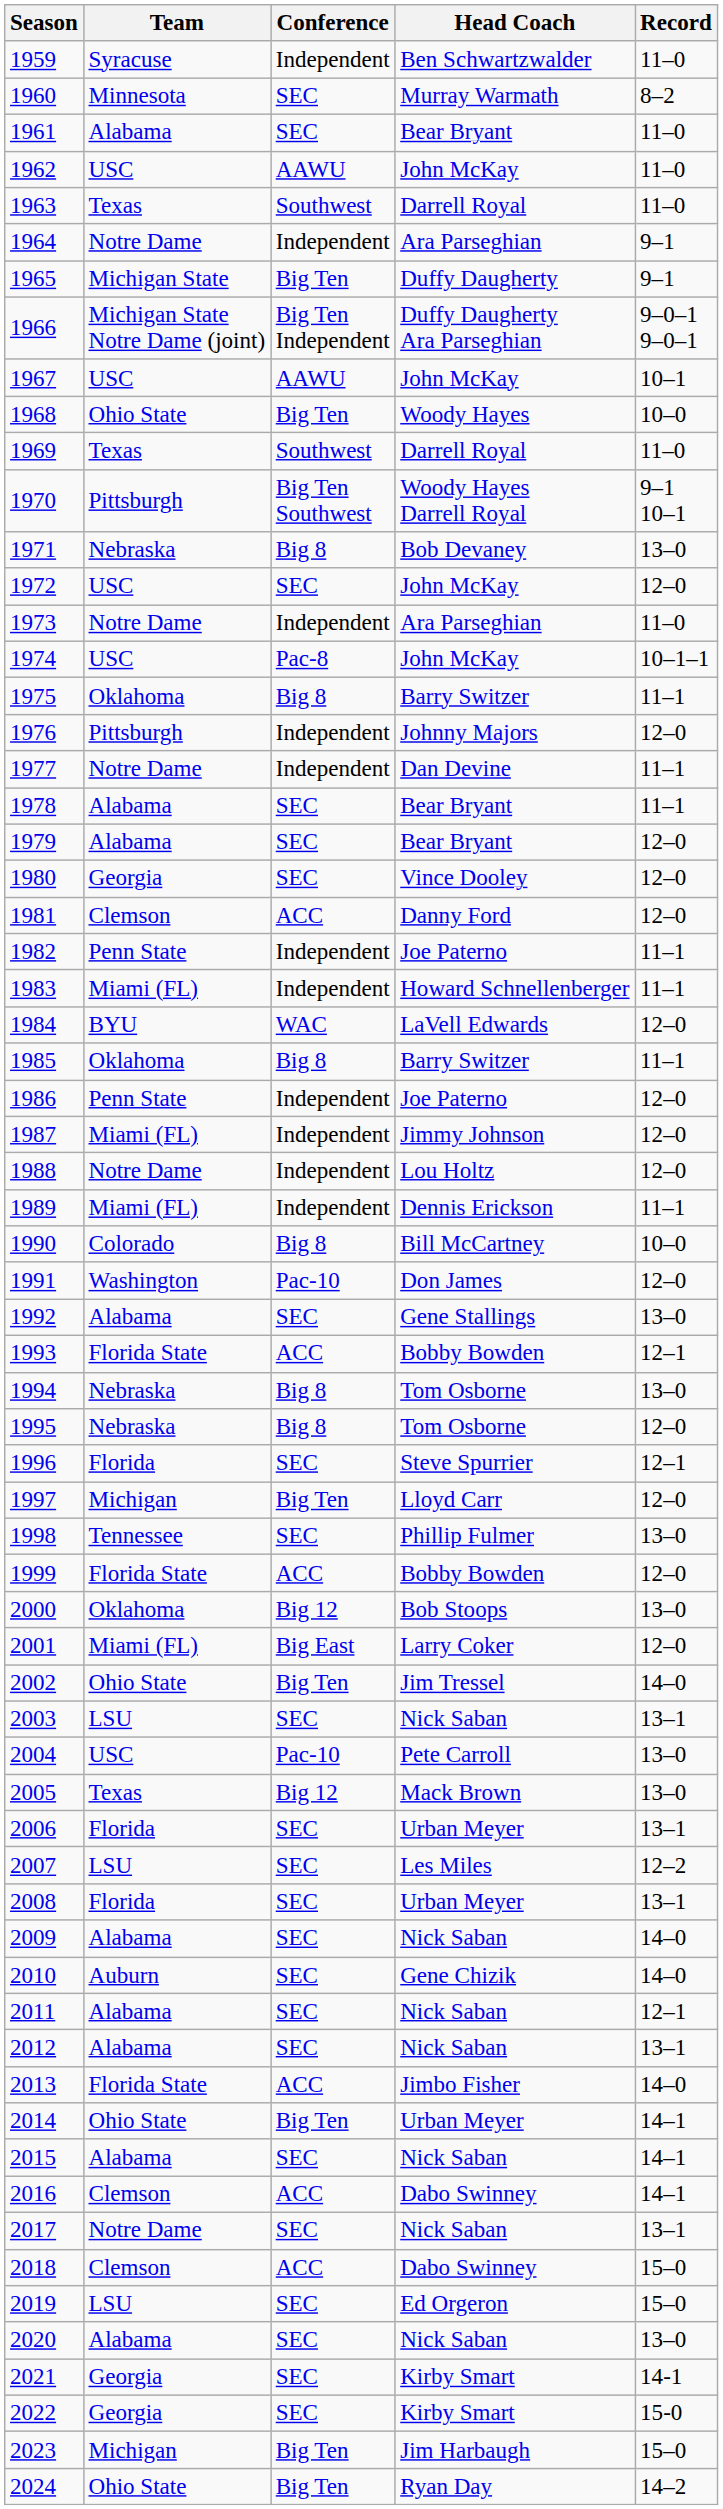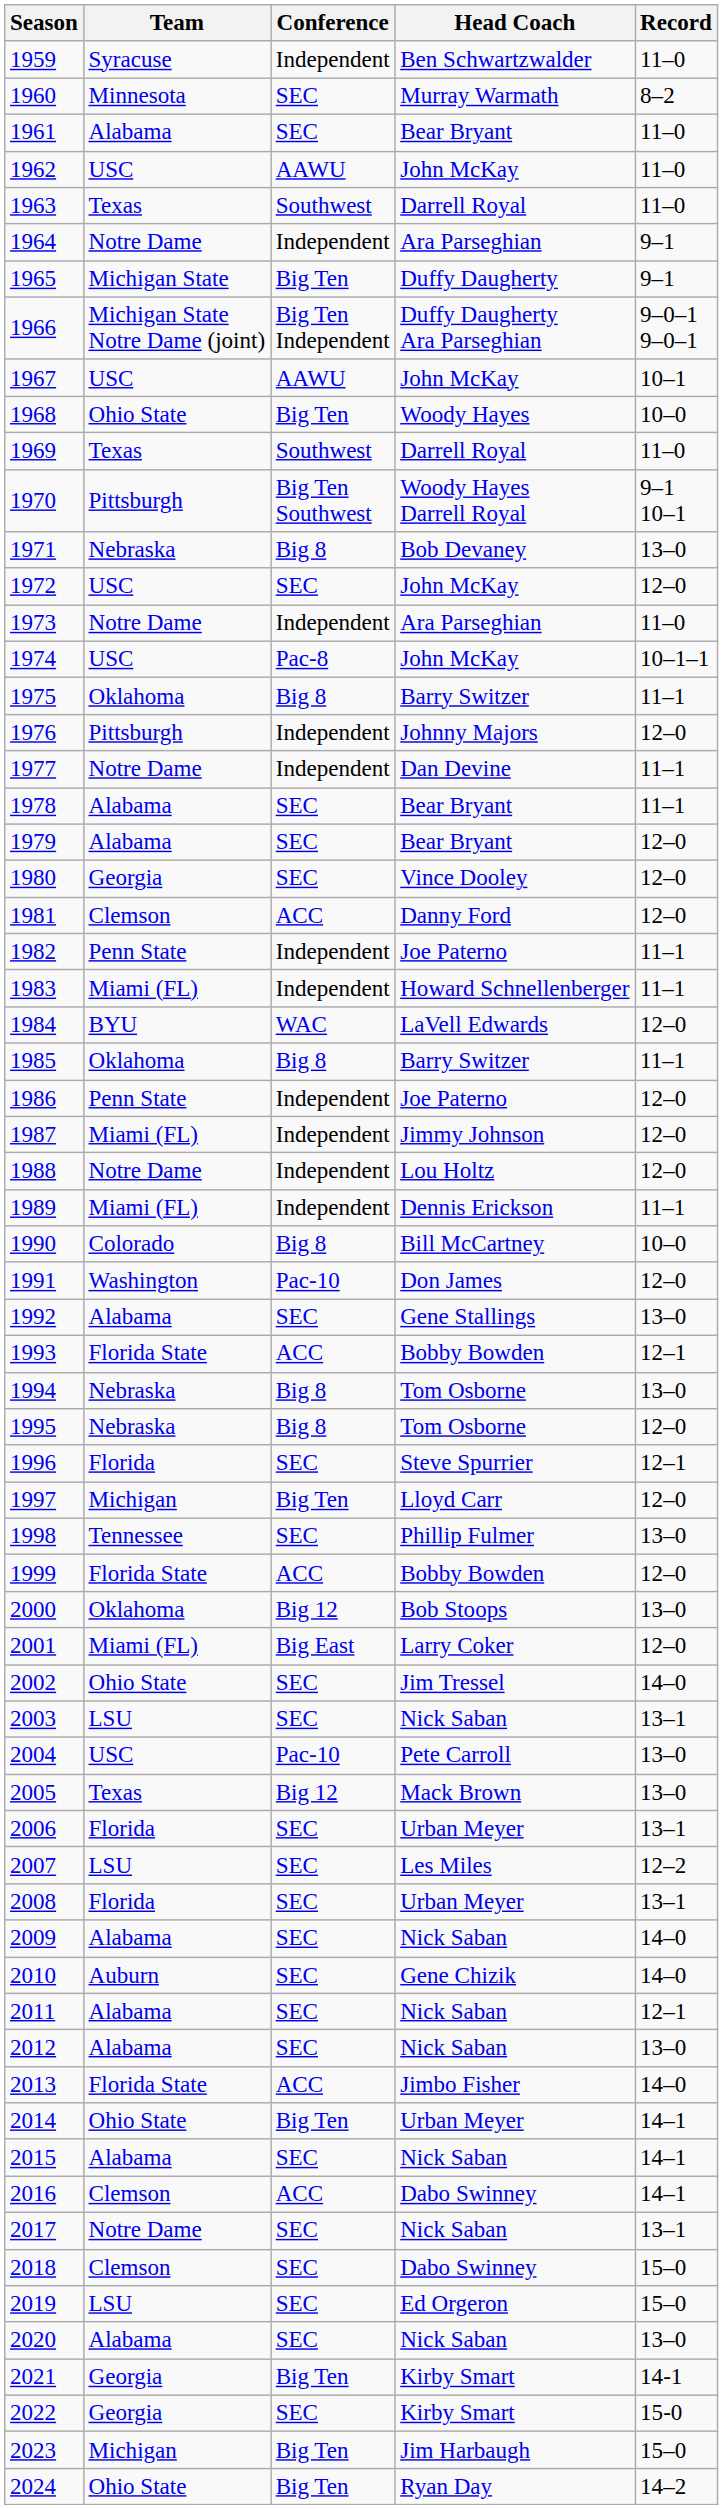(312, 1682) Big Ten -> (297, 1682) SEC
(663, 2047) 13–1 -> (663, 2047) 13–0
(299, 2267) ACC -> (297, 2267) SEC
(297, 2376) SEC -> (312, 2376) Big Ten
